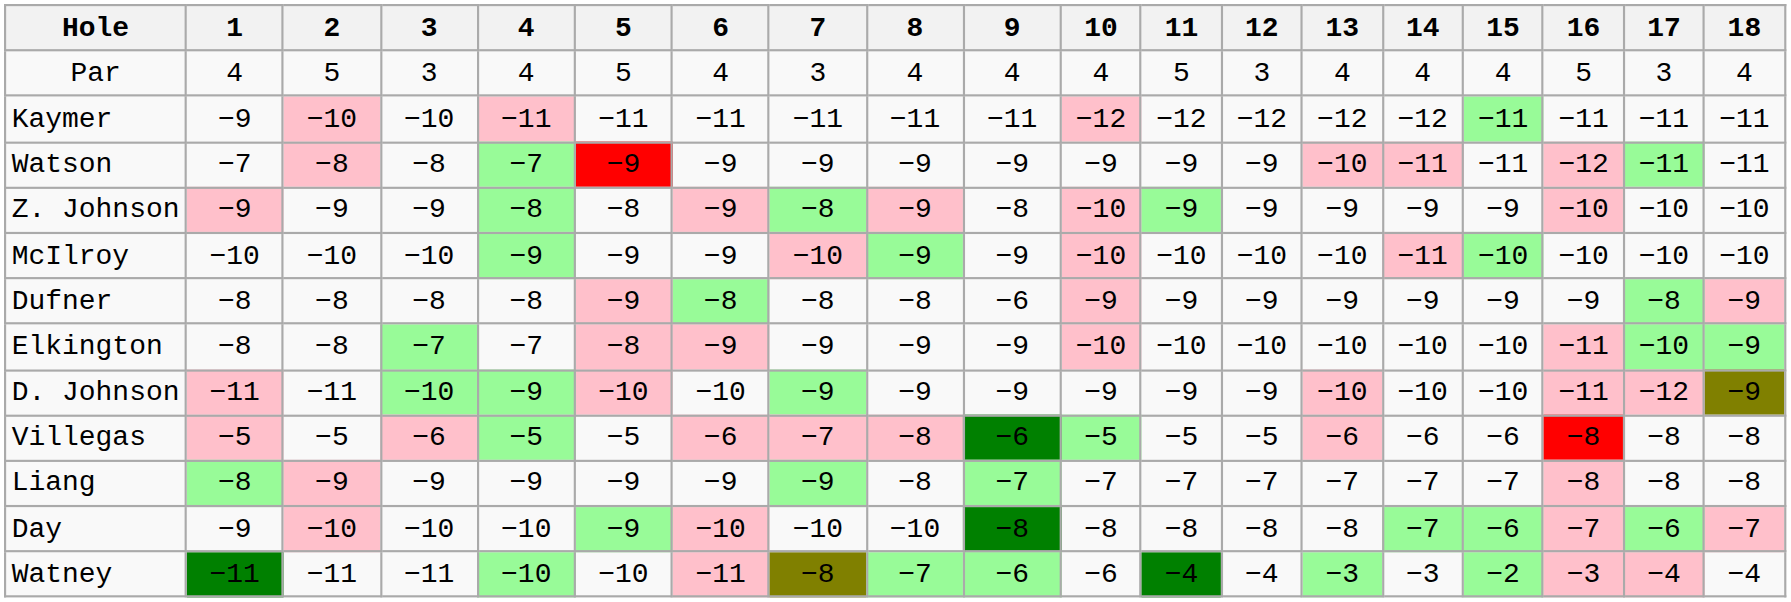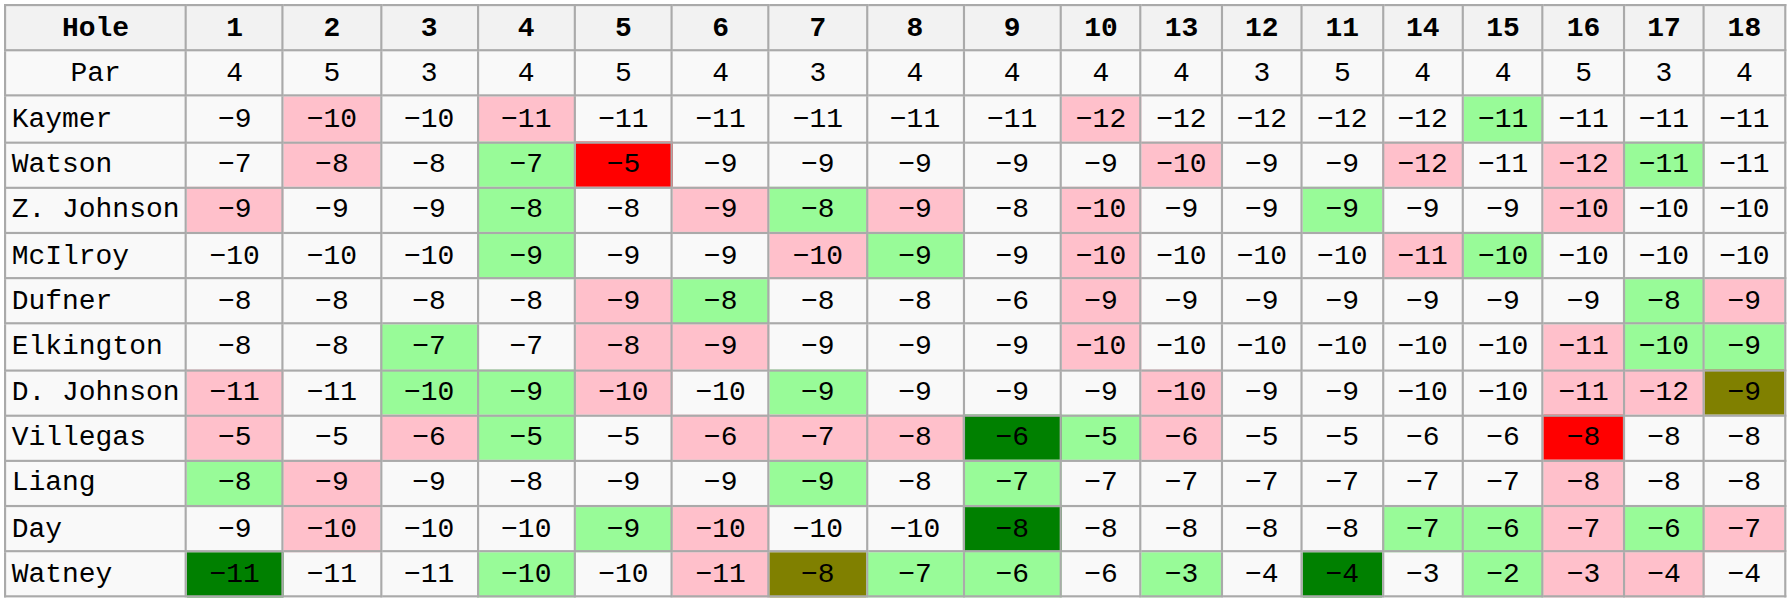columns swapped: (1181, 28) <-> (1342, 28)
(623, 165) −9 -> (623, 165) −5
(1423, 165) −11 -> (1423, 165) −12
(526, 483) −9 -> (526, 483) −8
